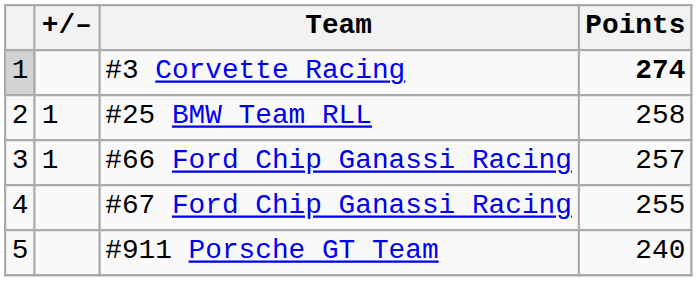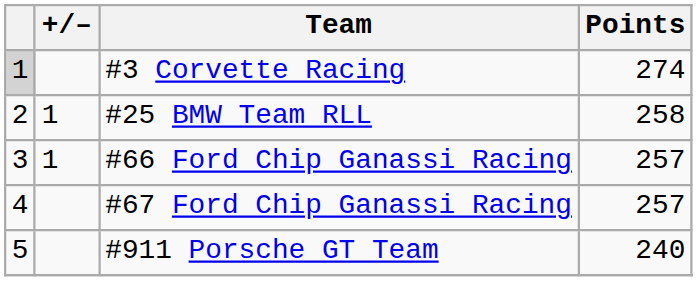(660, 73) bold -> (660, 73) normal
(660, 207) 255 -> (660, 207) 257
